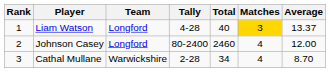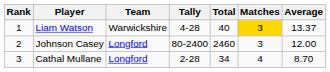(128, 28) Longford -> (138, 28) Warwickshire
(260, 43) 4 -> (260, 43) 3
(138, 59) Warwickshire -> (128, 59) Longford
